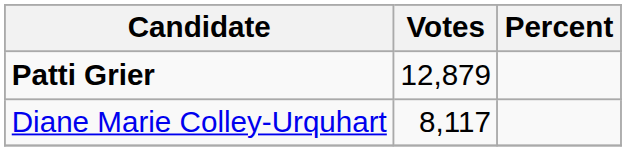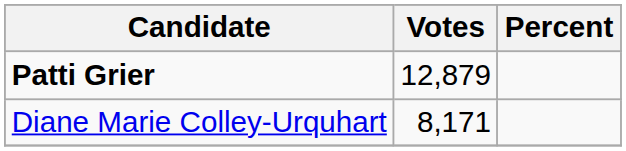(455, 121) 8,117 -> (454, 121) 8,171
